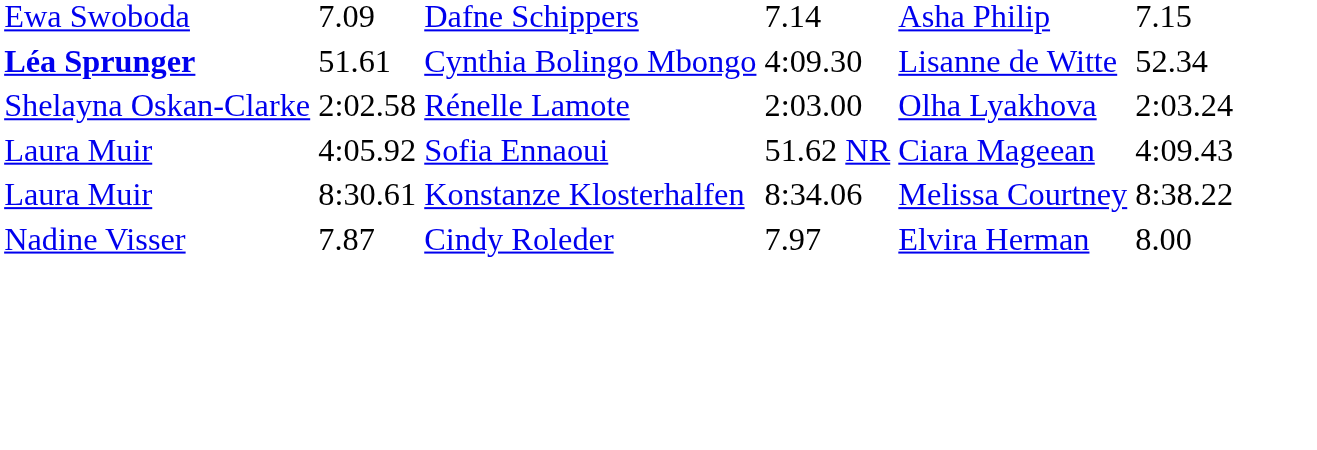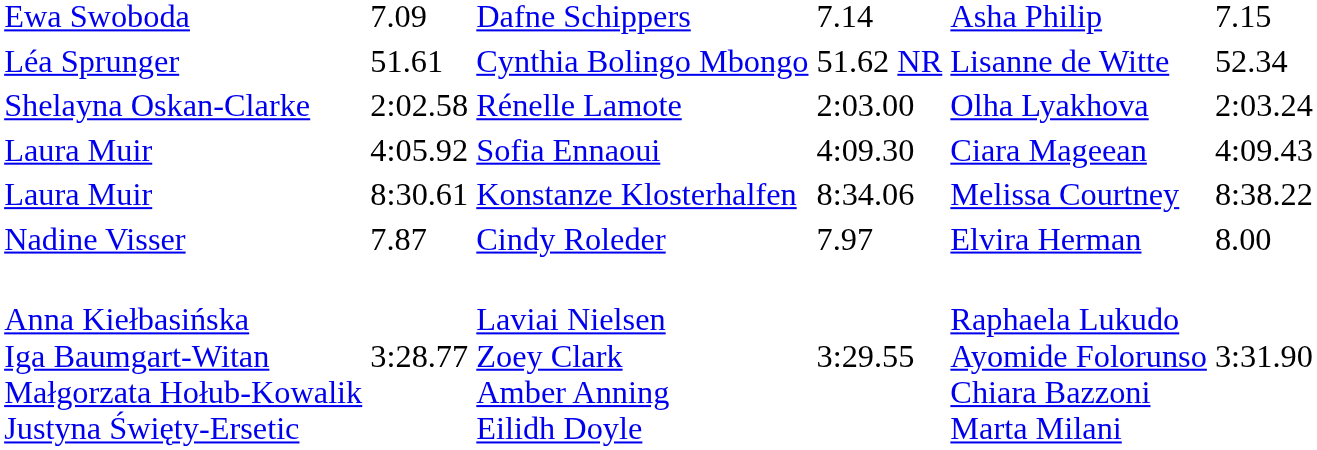(100, 61) bold -> (92, 61) normal
(813, 61) 4:09.30 -> (879, 61) 51.62 NR
(827, 150) 51.62 NR -> (865, 150) 4:09.30
+ row: (573, 374)
